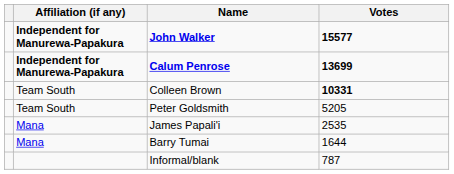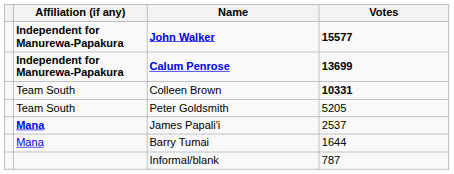(30, 125) normal -> (30, 125) bold
(334, 125) 2535 -> (334, 125) 2537
